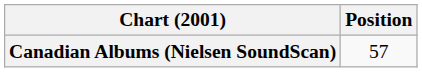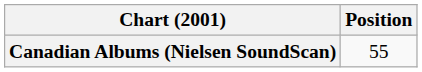(379, 50) 57 -> (379, 50) 55
